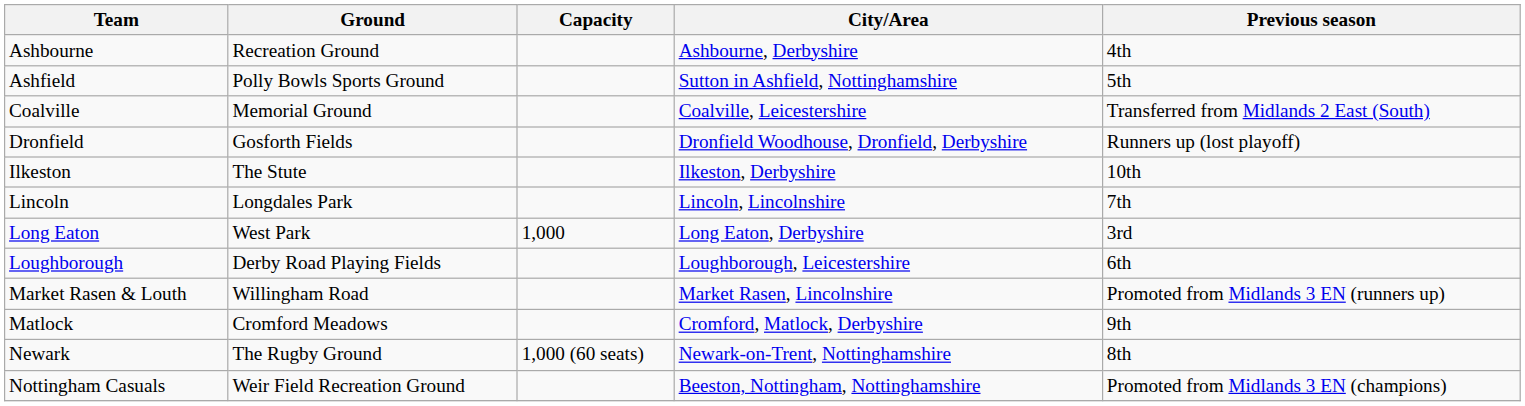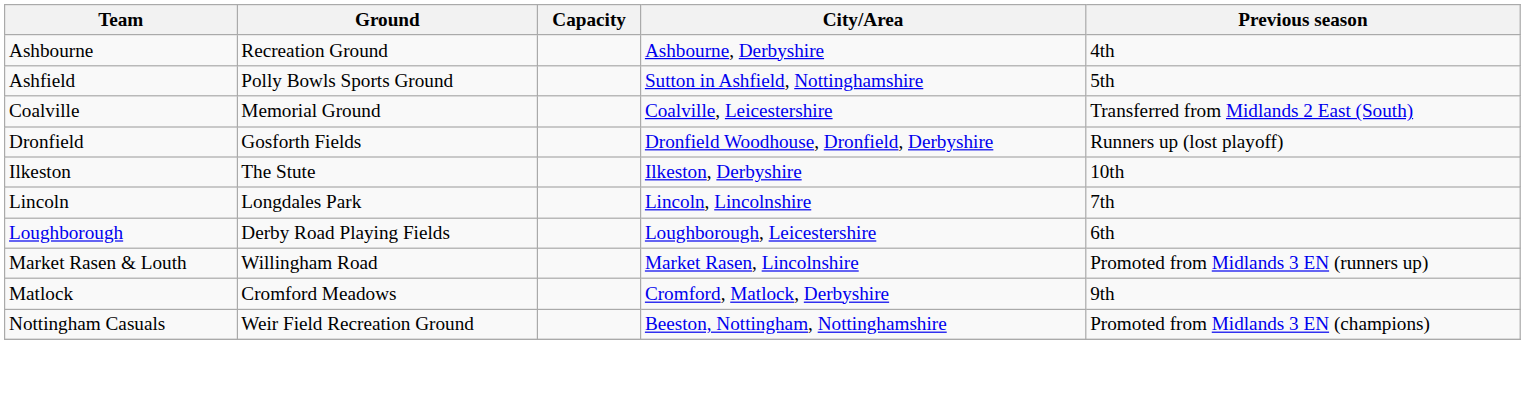- row: (54, 232)
- row: (39, 354)
